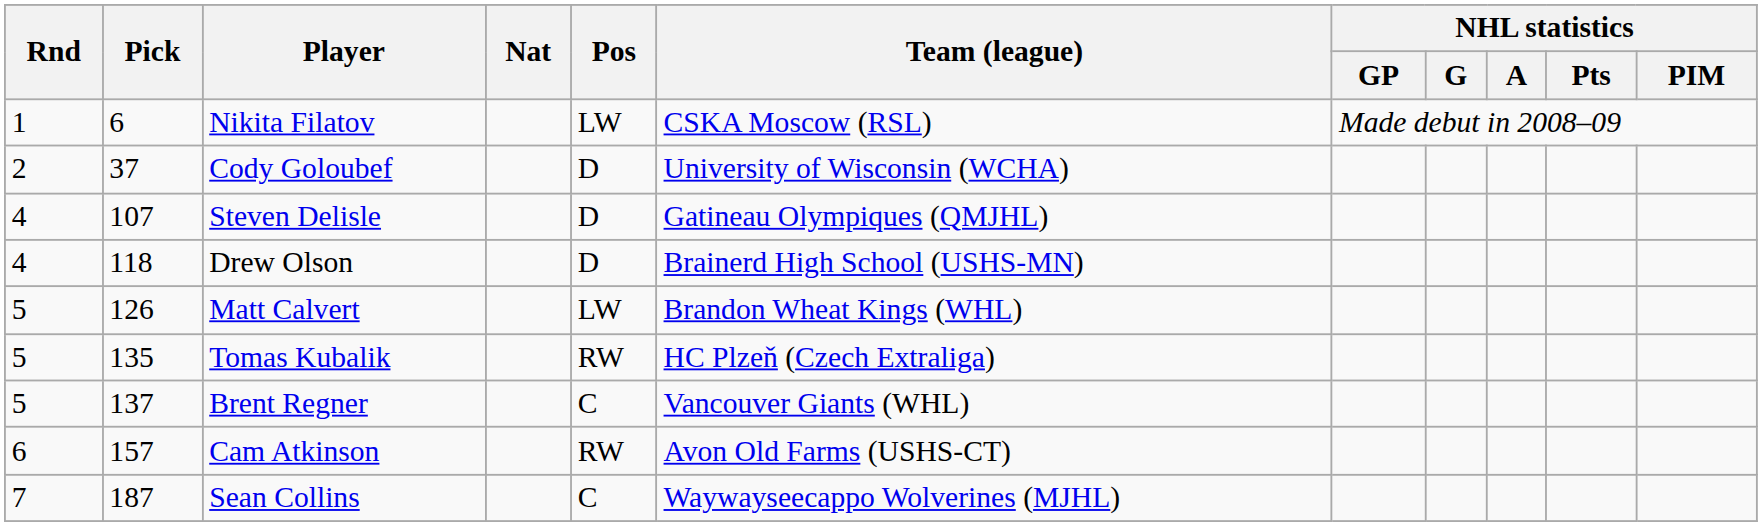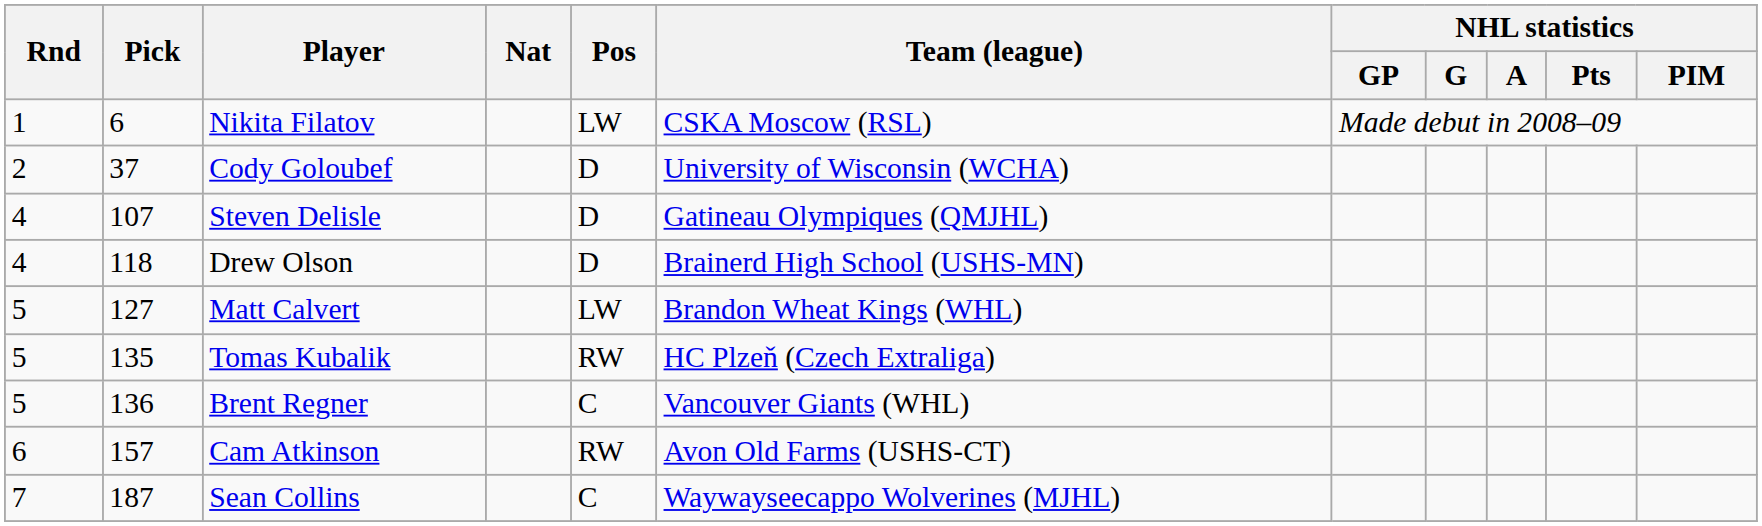(132, 309) 126 -> (132, 309) 127
(132, 403) 137 -> (132, 403) 136
